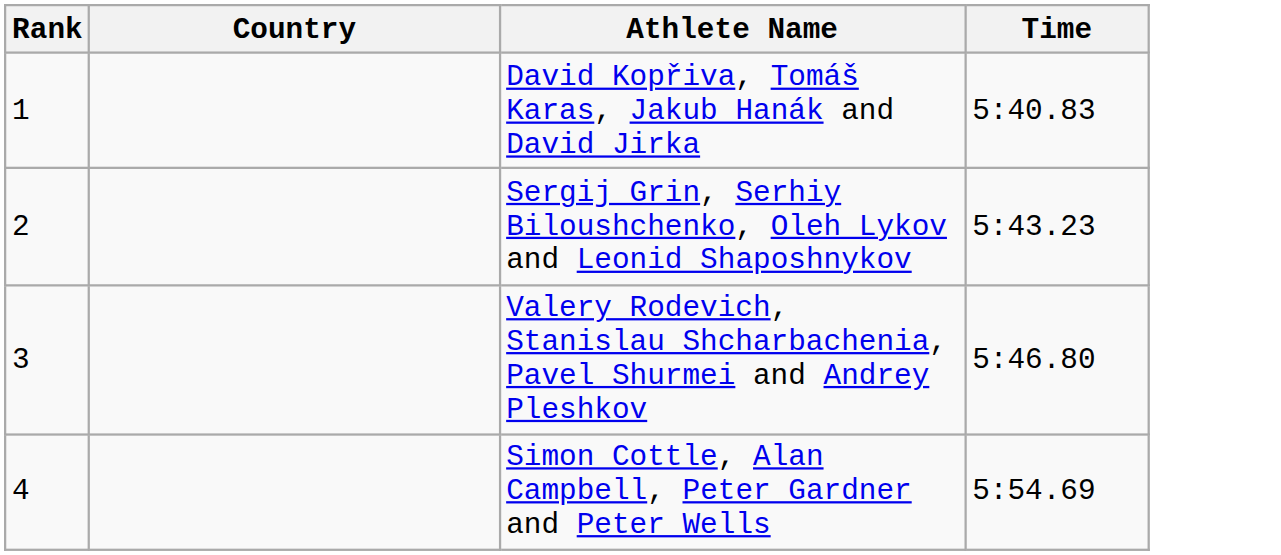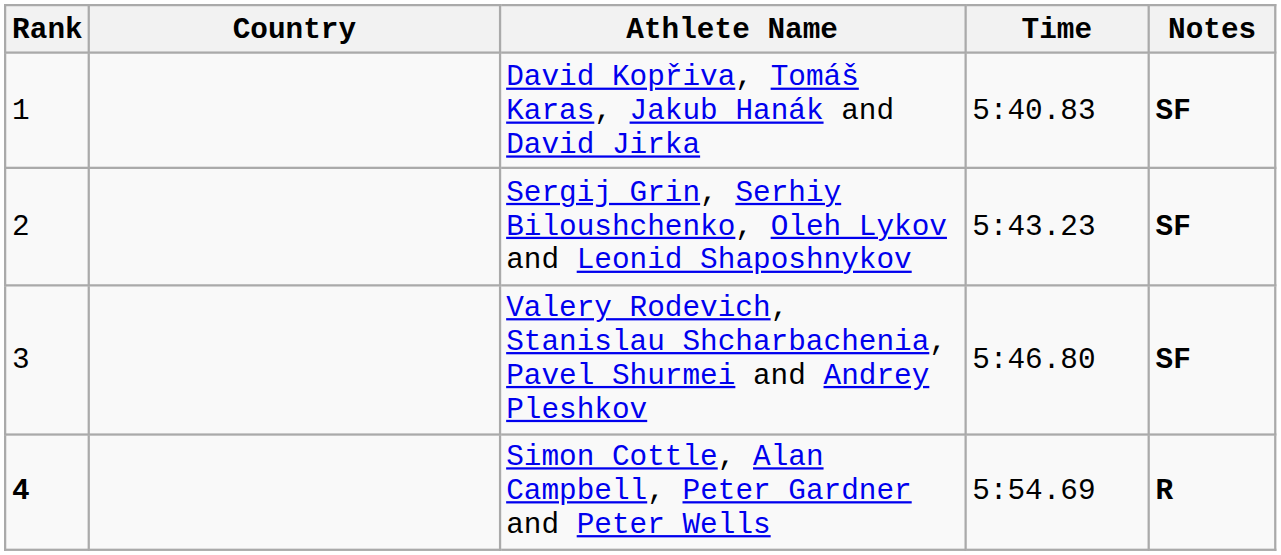+ column: (1212, 29)
(21, 492) normal -> (21, 492) bold
